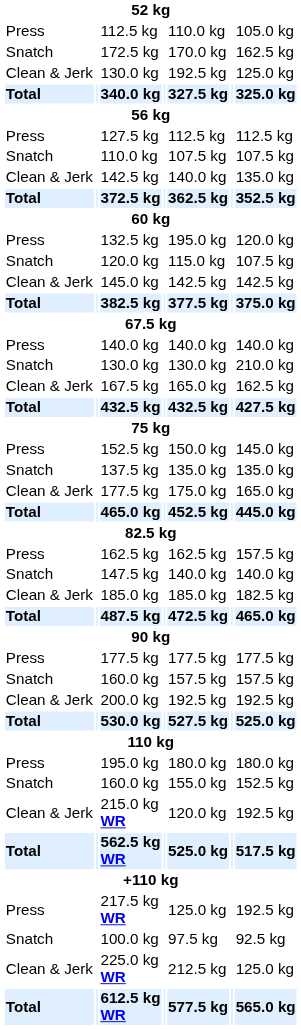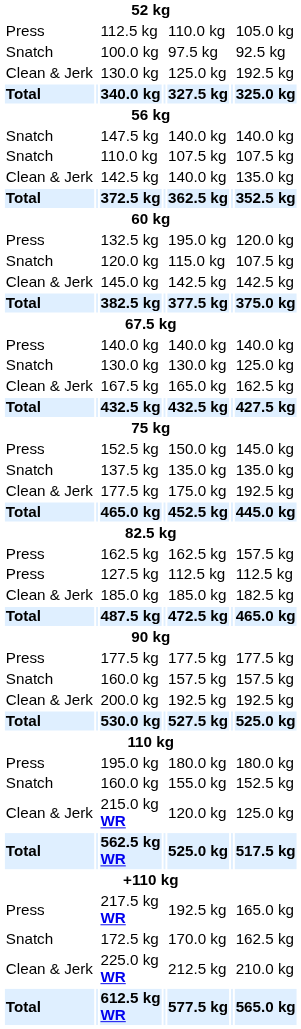rows swapped: (30, 939) <-> (30, 52)
(197, 73) 192.5 kg -> (197, 73) 125.0 kg
(265, 73) 125.0 kg -> (265, 73) 192.5 kg
rows swapped: (25, 135) <-> (30, 574)
(265, 365) 210.0 kg -> (265, 365) 125.0 kg
(265, 491) 165.0 kg -> (265, 491) 192.5 kg
(265, 813) 192.5 kg -> (265, 813) 125.0 kg
(197, 910) 125.0 kg -> (197, 910) 192.5 kg
(265, 910) 192.5 kg -> (265, 910) 165.0 kg
(265, 968) 125.0 kg -> (265, 968) 210.0 kg
